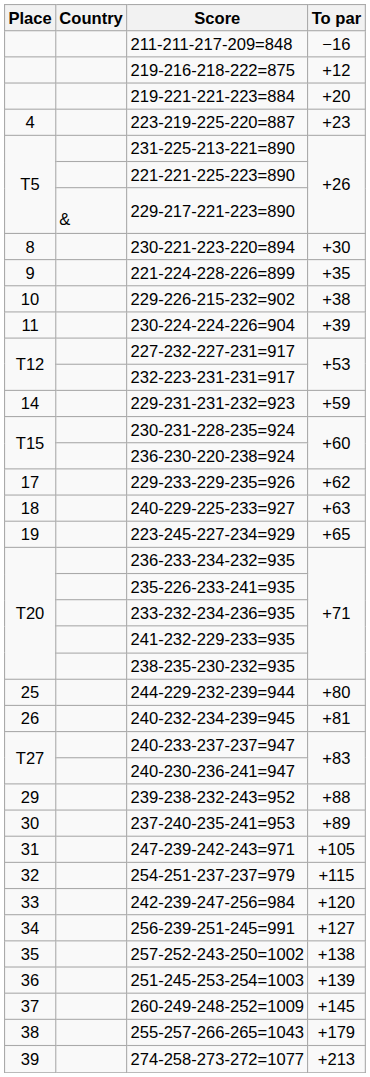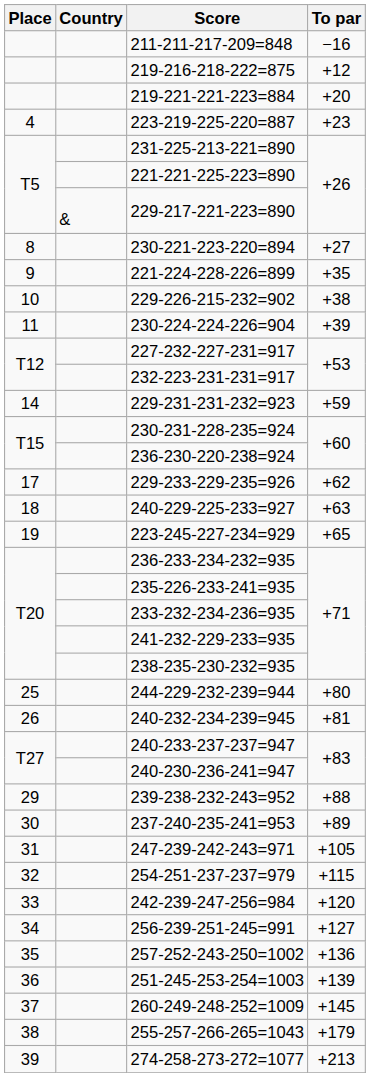(336, 246) +30 -> (336, 246) +27
(336, 954) +138 -> (336, 954) +136
